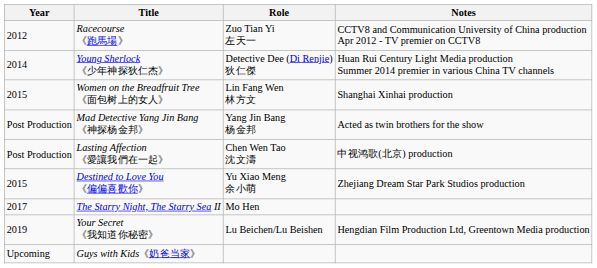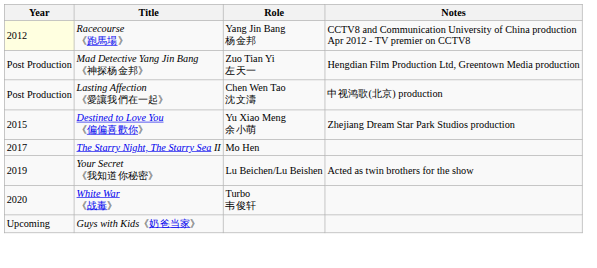(17, 35) no background -> (17, 35) lightyellow background
(250, 34) Zuo Tian Yi 左天一 -> (255, 34) Yang Jin Bang 杨金邦
- row: (123, 64)
- row: (138, 94)
(255, 123) Yang Jin Bang 杨金邦 -> (250, 64) Zuo Tian Yi 左天一
(410, 124) Acted as twin brothers for the show -> (454, 65) Hengdian Film Production Ltd, Greentown Media production
(464, 229) Hengdian Film Production Ltd, Greentown Media production -> (401, 170) Acted as twin brothers for the show
+ row: (98, 199)
